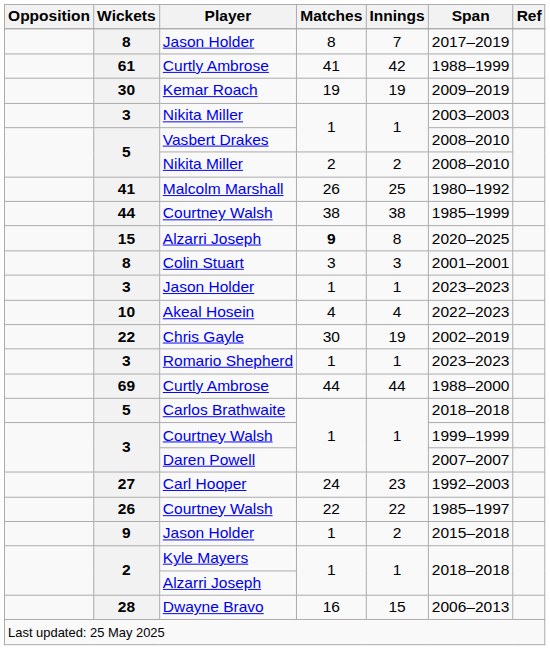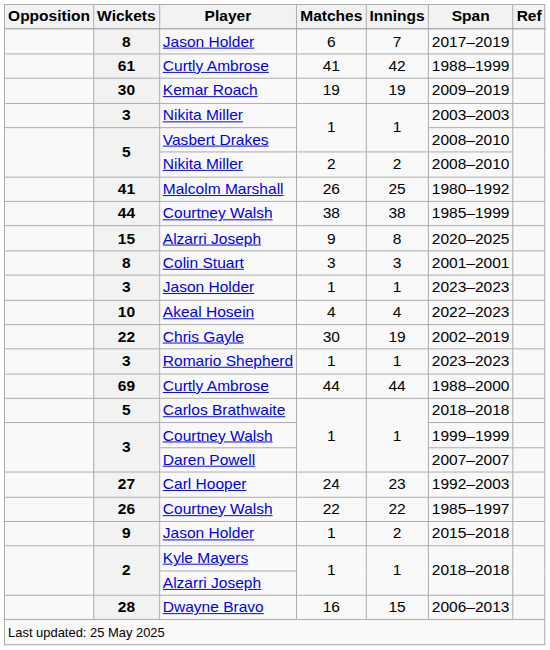(331, 41) 8 -> (331, 41) 6
(331, 238) bold -> (331, 238) normal
